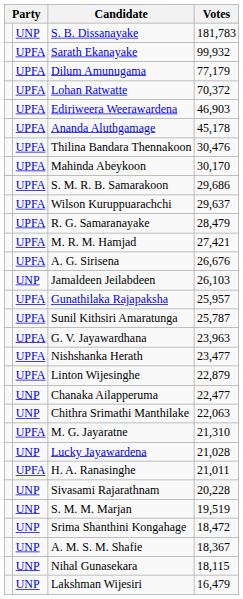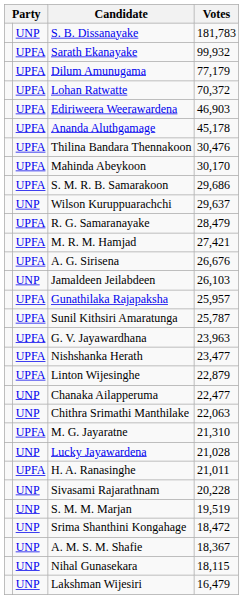(31, 204) UPFA -> (28, 204) UNP
